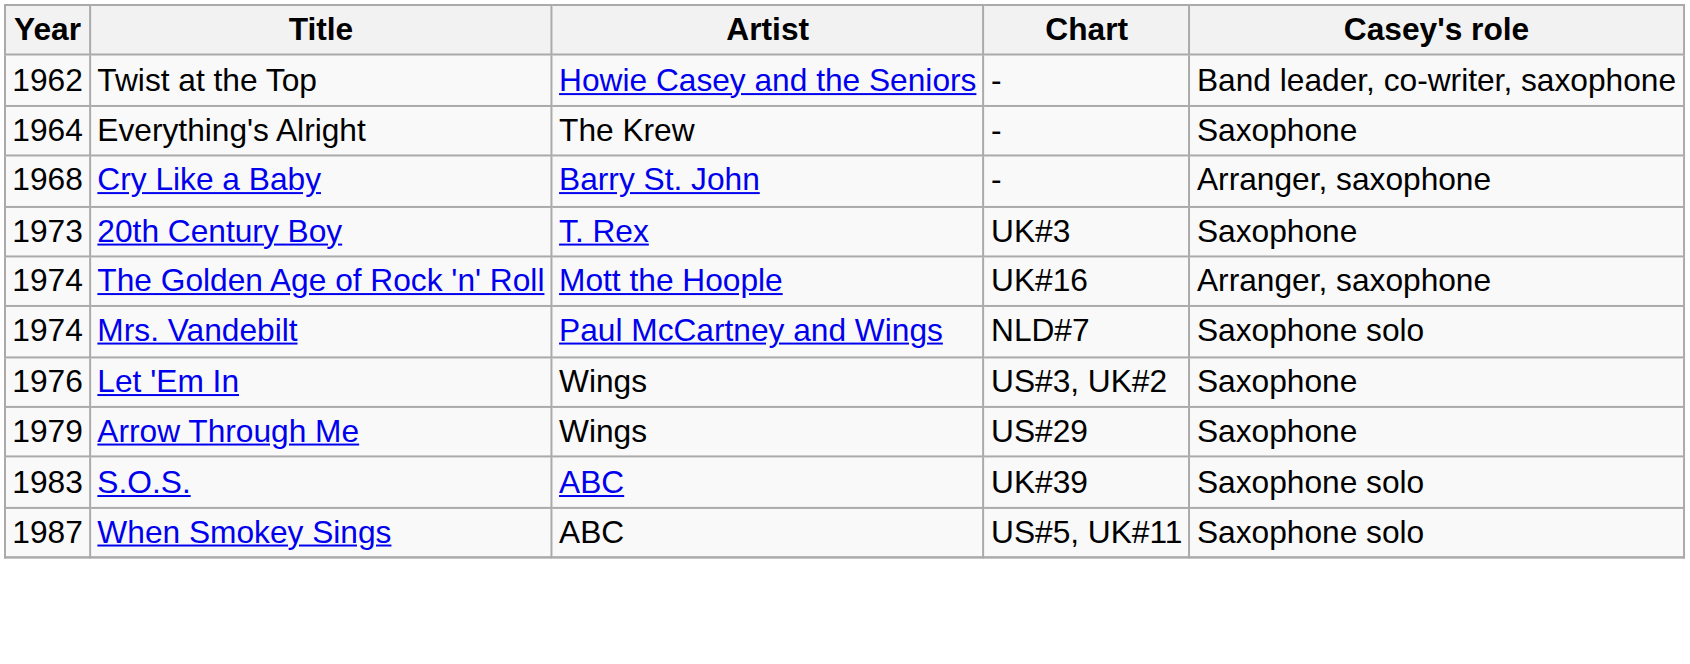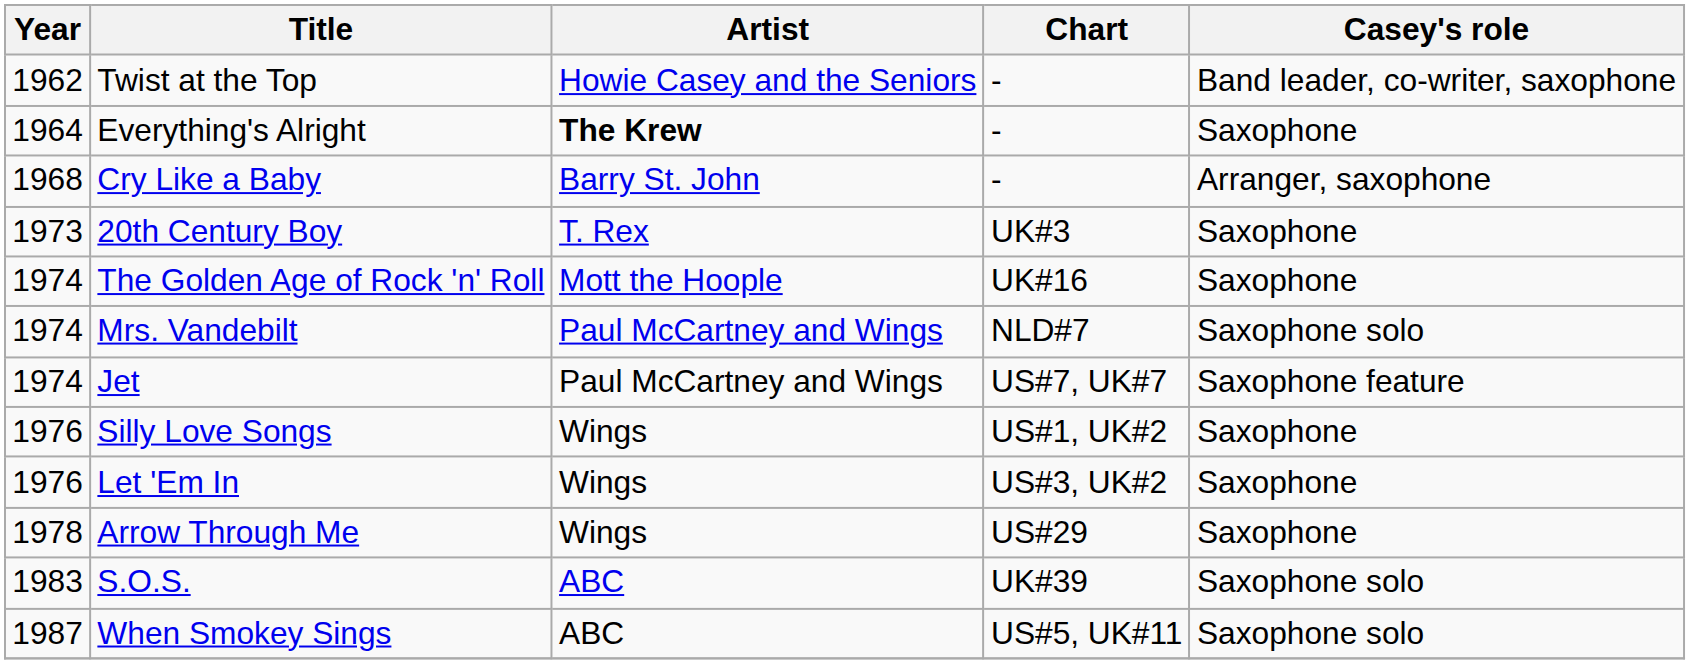(627, 130) normal -> (630, 130) bold
(1344, 280) Arranger, saxophone -> (1277, 280) Saxophone
+ row: (118, 381)
+ row: (214, 431)
(48, 431) 1979 -> (48, 532) 1978
